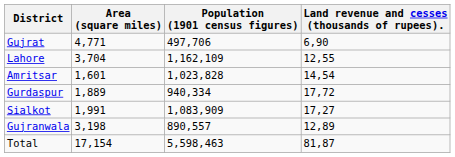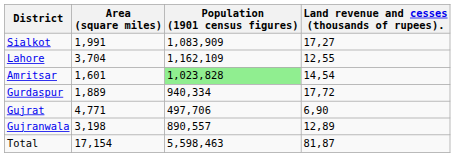rows swapped: (26, 42) <-> (29, 110)
(195, 76) no background -> (195, 76) lightgreen background
